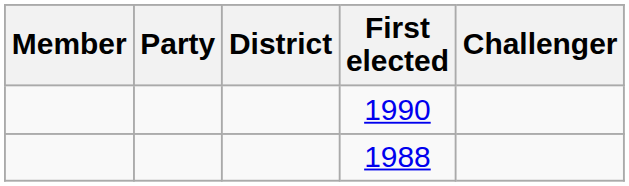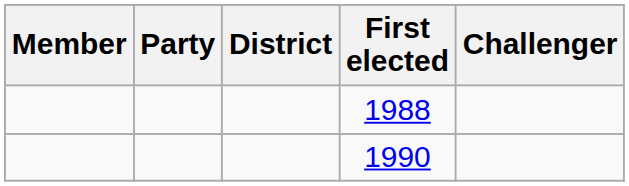rows swapped: (397, 109) <-> (397, 156)
